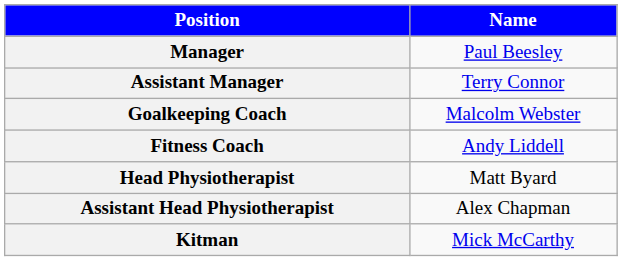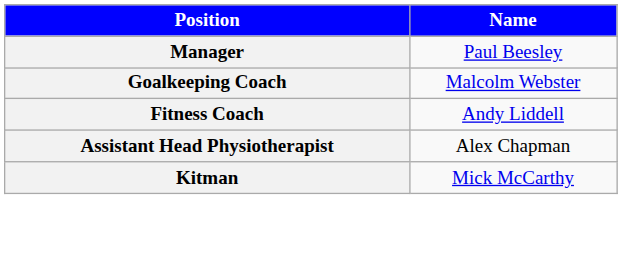- row: (207, 83)
- row: (207, 177)
